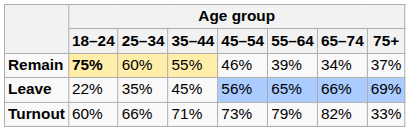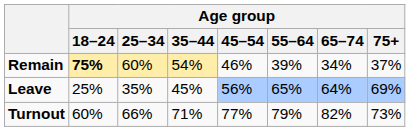(187, 65) 55% -> (187, 65) 54%
(87, 89) 22% -> (87, 89) 25%
(336, 89) 66% -> (336, 89) 64%
(237, 114) 73% -> (237, 114) 77%
(386, 114) 33% -> (386, 114) 73%
